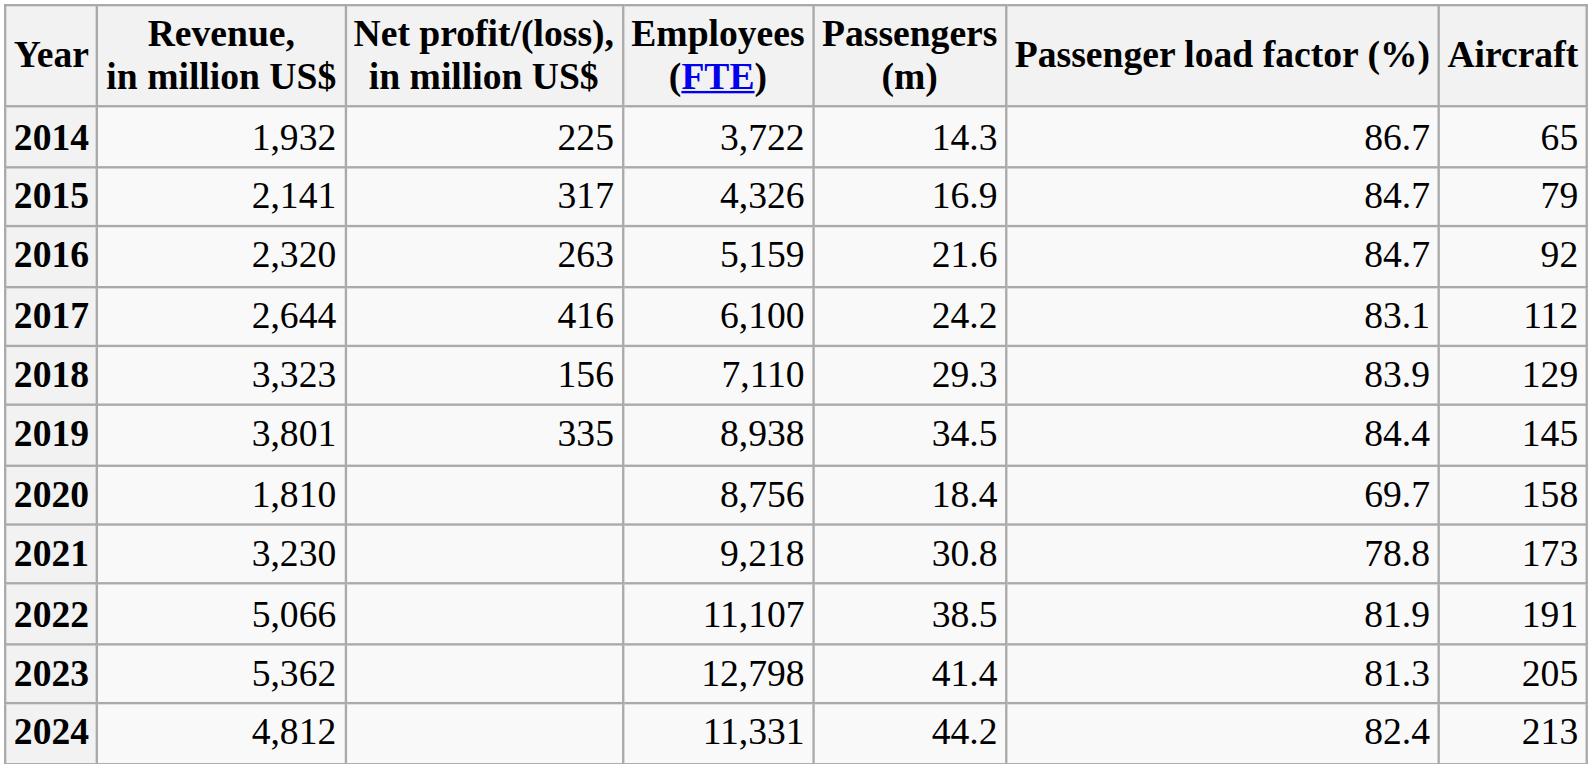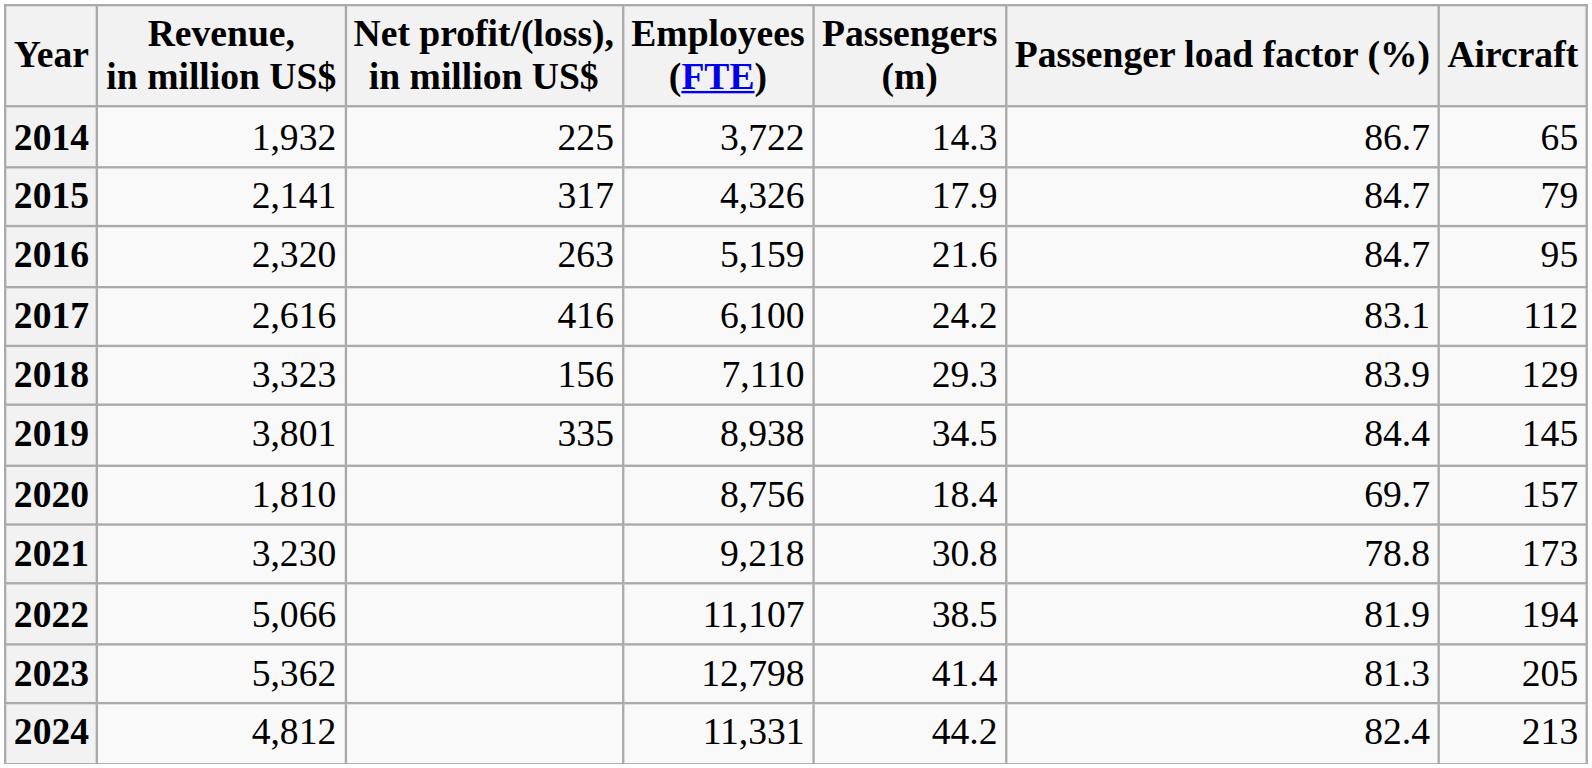(965, 195) 16.9 -> (965, 195) 17.9
(1559, 255) 92 -> (1559, 255) 95
(294, 315) 2,644 -> (294, 315) 2,616
(1550, 494) 158 -> (1550, 494) 157
(1550, 613) 191 -> (1550, 613) 194
